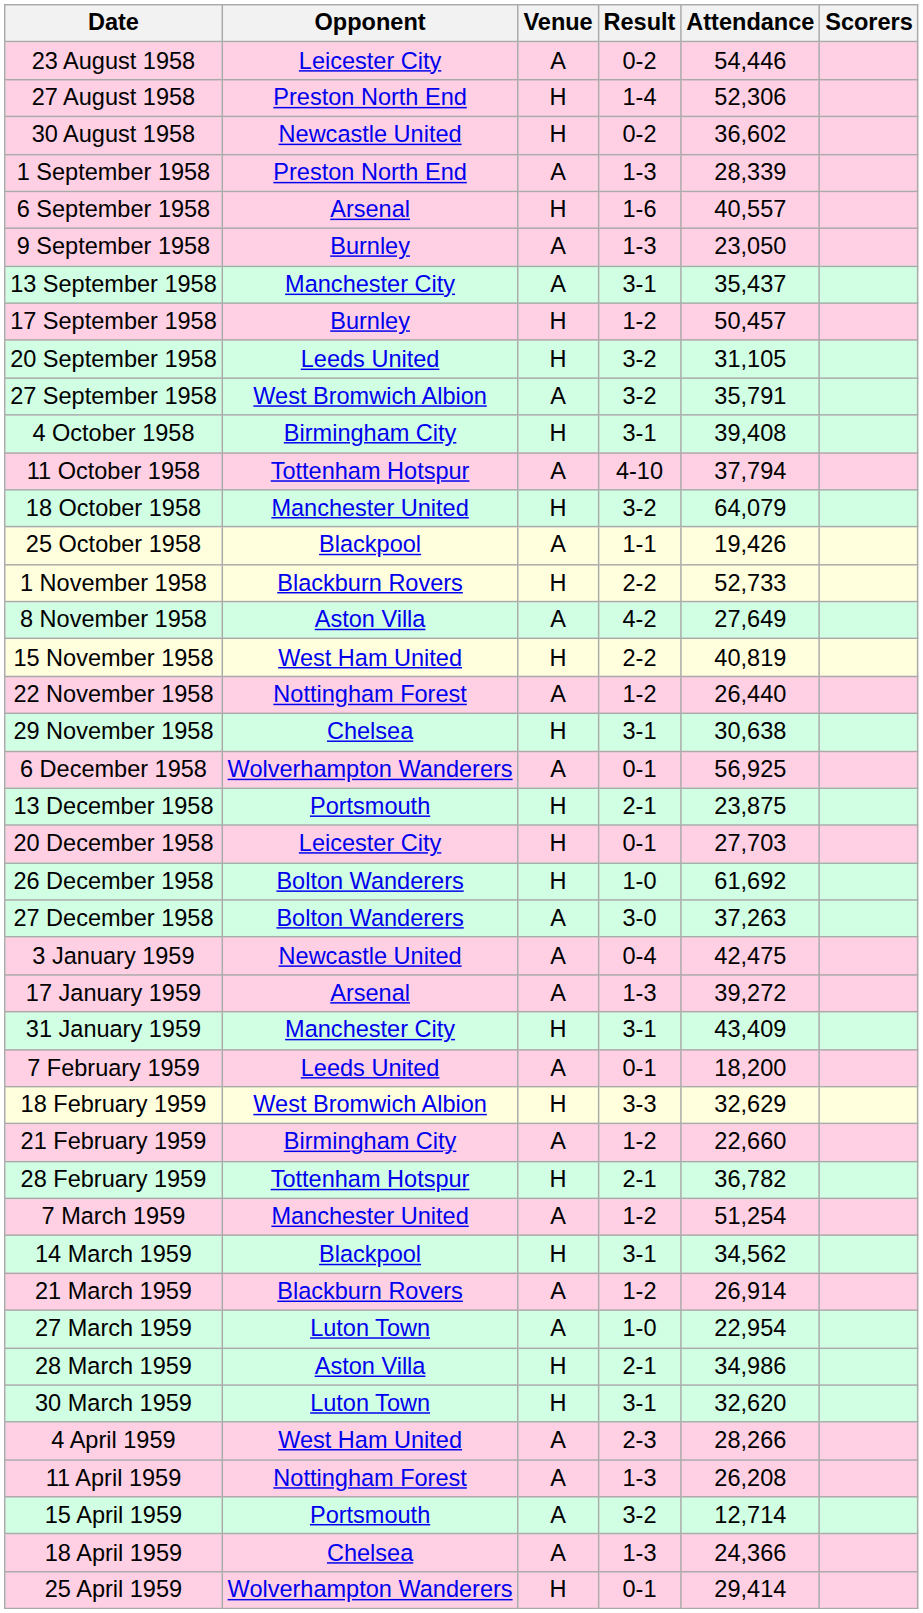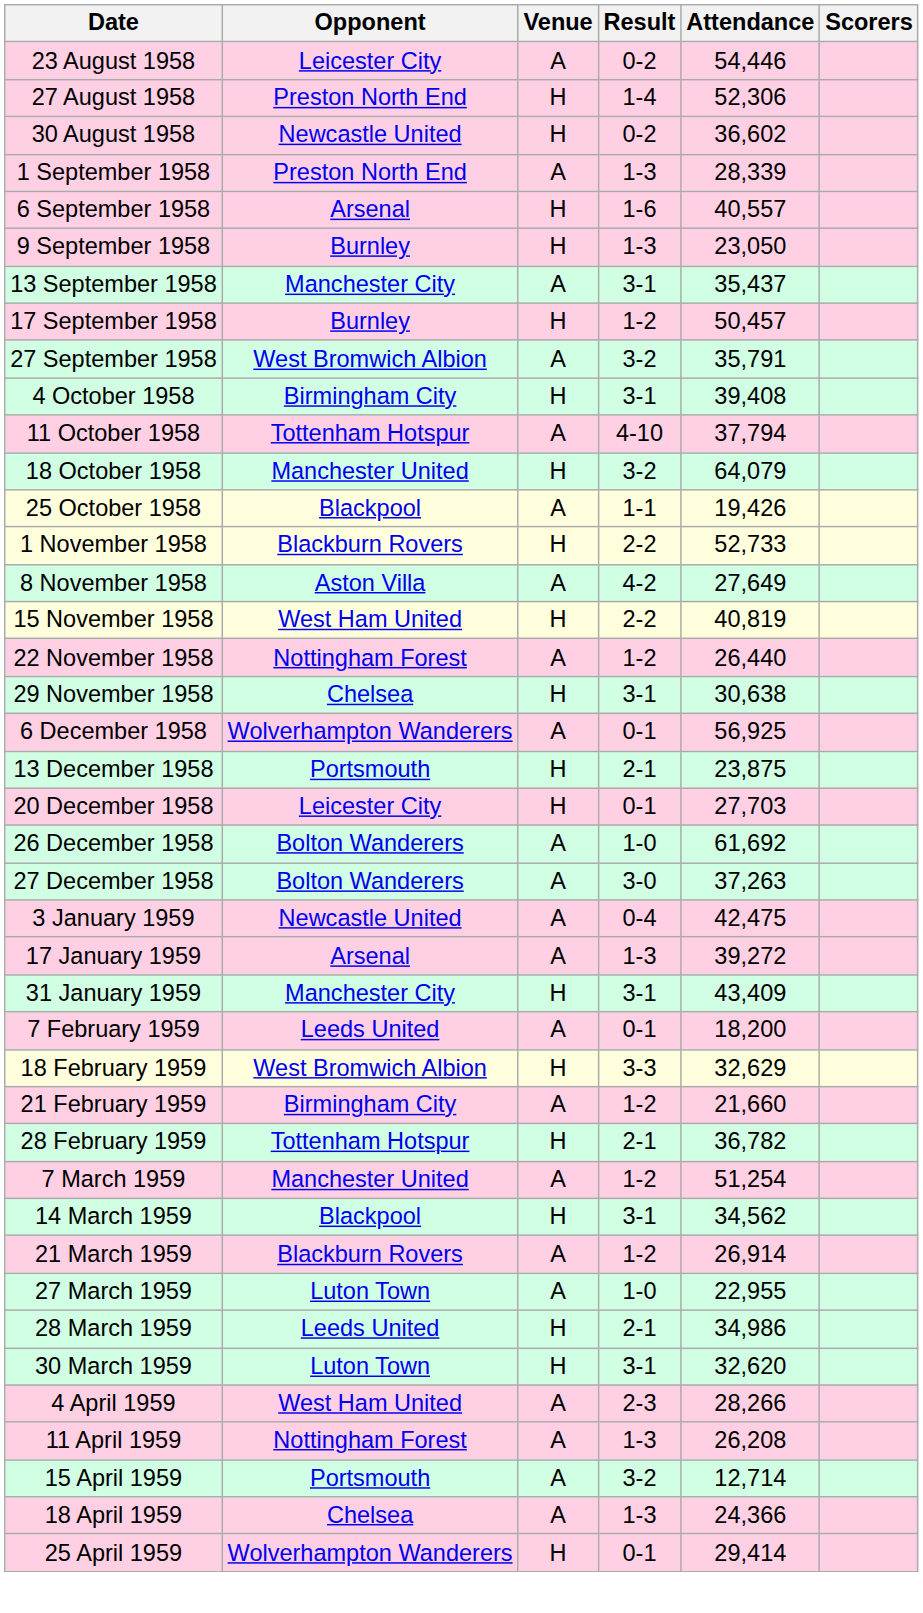(558, 246) A -> (558, 246) H
- row: (113, 358)
(558, 881) H -> (558, 843) A
(750, 1142) 22,660 -> (750, 1104) 21,660
(750, 1328) 22,954 -> (750, 1291) 22,955
(370, 1365) Aston Villa -> (370, 1328) Leeds United
